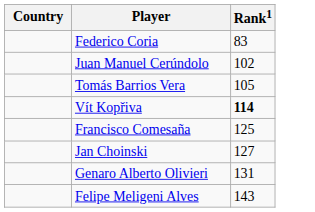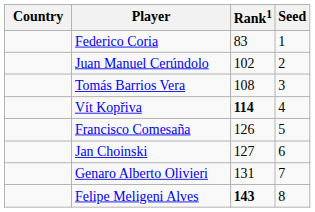+ column: (292, 17)
(244, 85) 105 -> (244, 85) 108
(244, 129) 125 -> (244, 129) 126
(244, 195) normal -> (244, 195) bold
